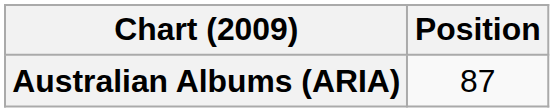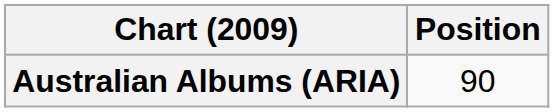(478, 80) 87 -> (478, 80) 90
